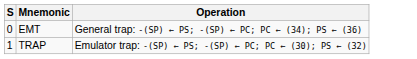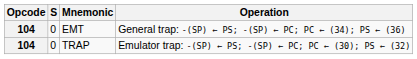+ column: (26, 12)
(10, 45) 1 -> (53, 45) 0
